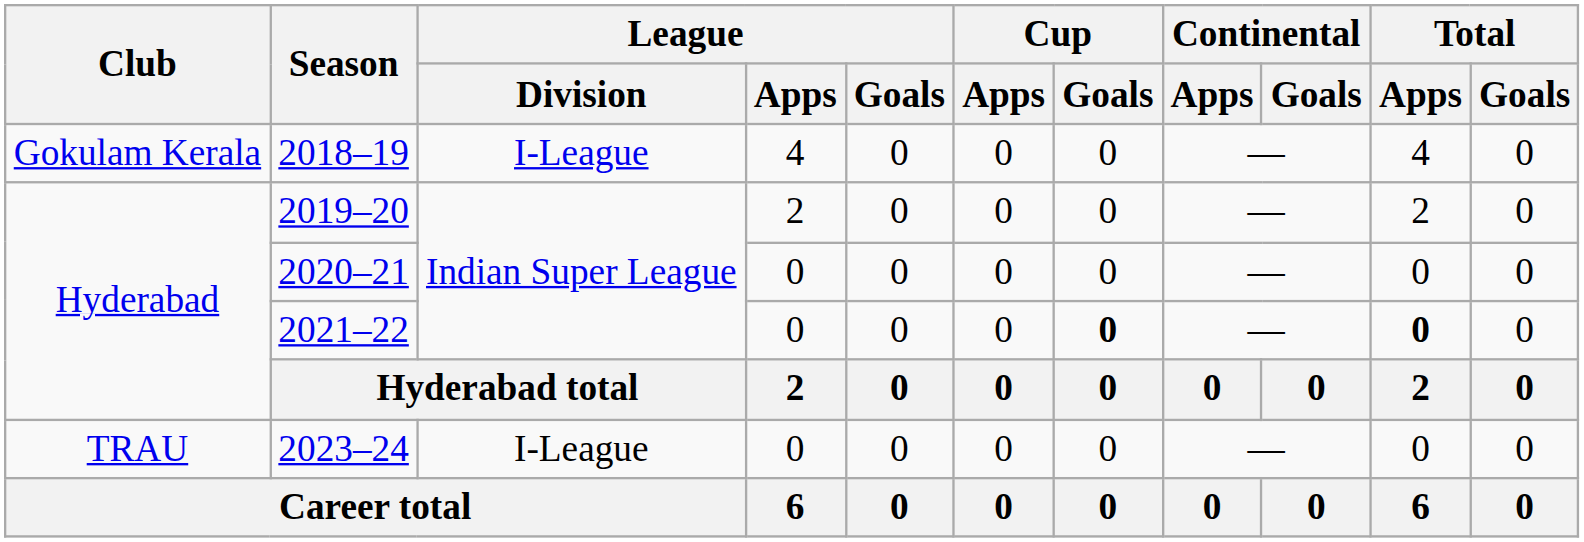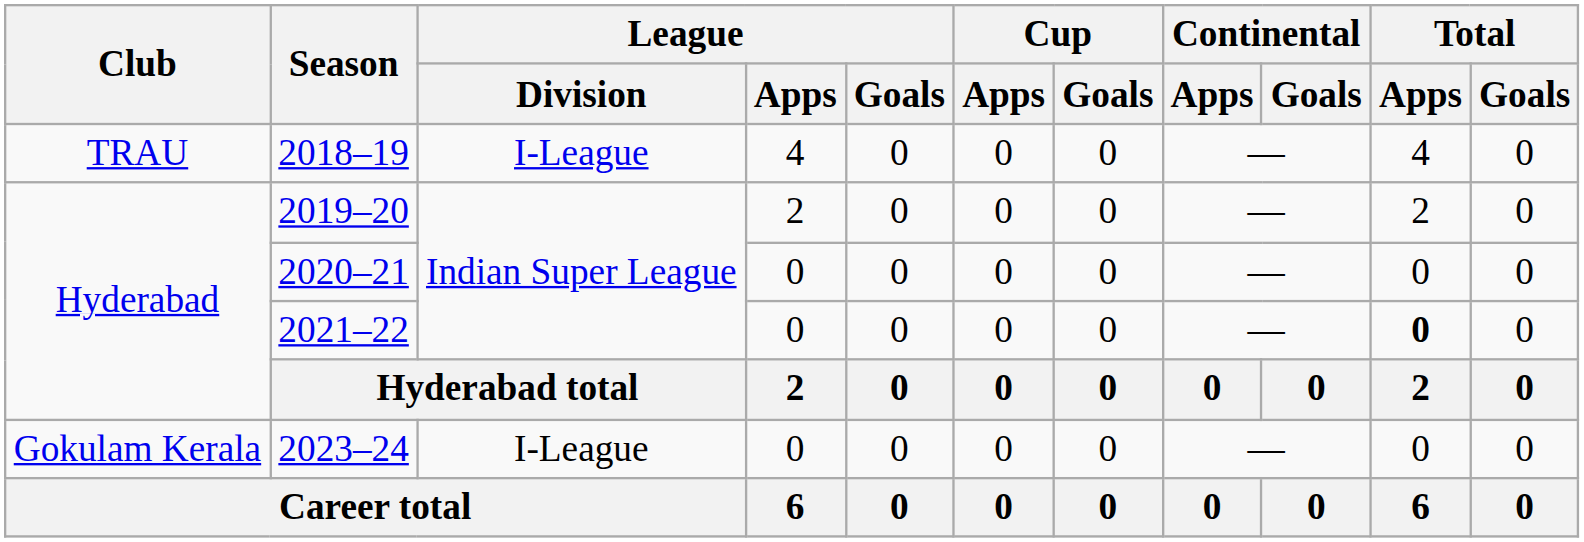(137, 152) Gokulam Kerala -> (137, 152) TRAU
(1108, 329) bold -> (1108, 329) normal
(137, 447) TRAU -> (137, 447) Gokulam Kerala
